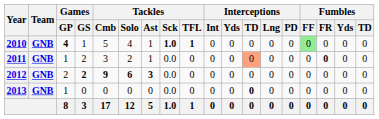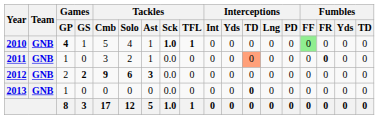(84, 59) 2 -> (84, 59) 0
